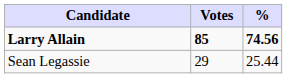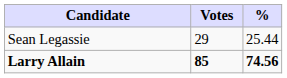rows swapped: (46, 38) <-> (49, 61)
